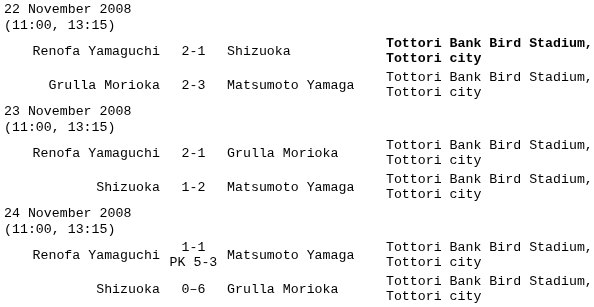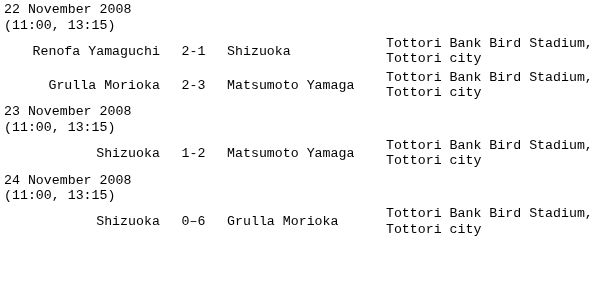(489, 51) bold -> (489, 51) normal
- row: (96, 153)
- row: (96, 255)
